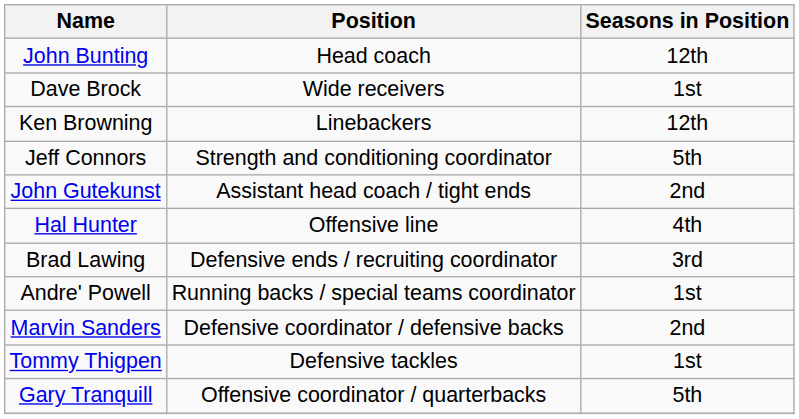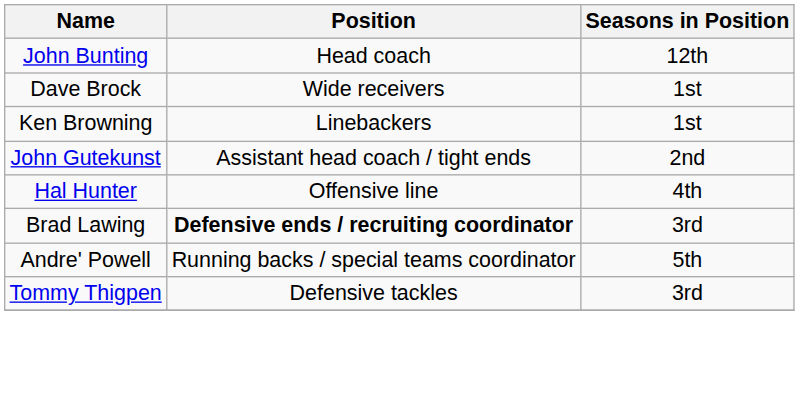(687, 123) 12th -> (687, 123) 1st
- row: (86, 157)
(374, 259) normal -> (374, 225) bold
(687, 293) 1st -> (687, 259) 5th
- row: (86, 327)
(687, 361) 1st -> (687, 293) 3rd
- row: (86, 395)
